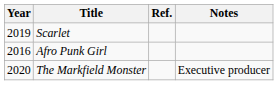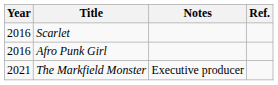columns swapped: (224, 13) <-> (162, 13)
(19, 32) 2019 -> (19, 32) 2016
(19, 70) 2020 -> (19, 70) 2021
